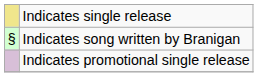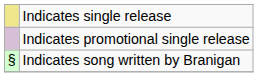rows swapped: (136, 61) <-> (131, 39)
